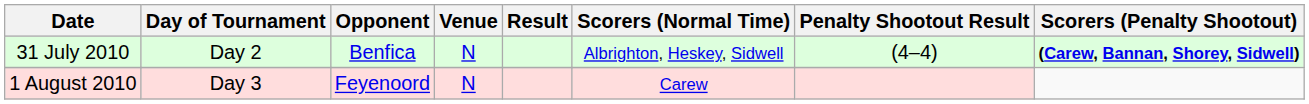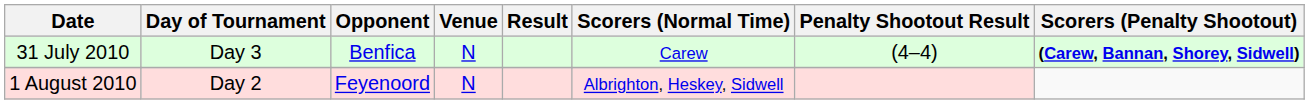(236, 52) Day 2 -> (236, 52) Day 3
(684, 54) Albrighton, Heskey, Sidwell -> (684, 54) Carew
(236, 84) Day 3 -> (236, 84) Day 2
(684, 86) Carew -> (684, 86) Albrighton, Heskey, Sidwell
